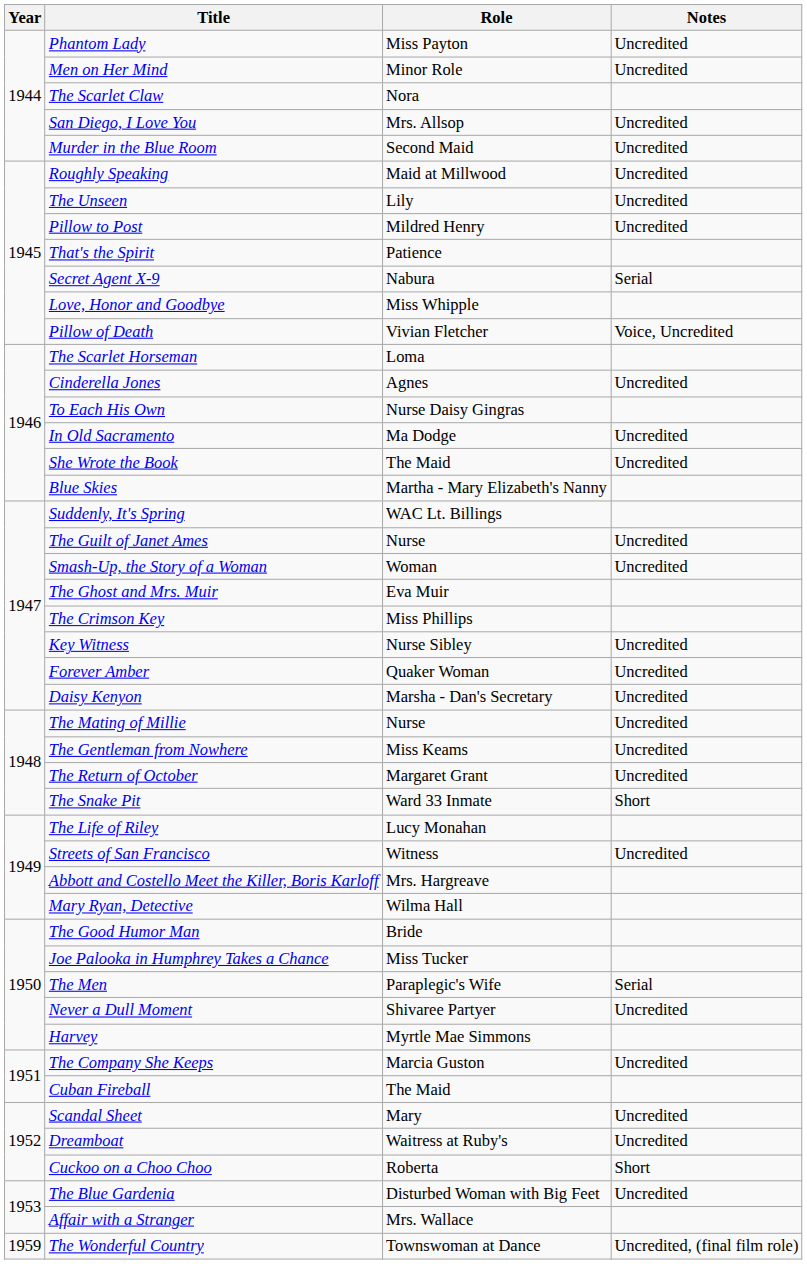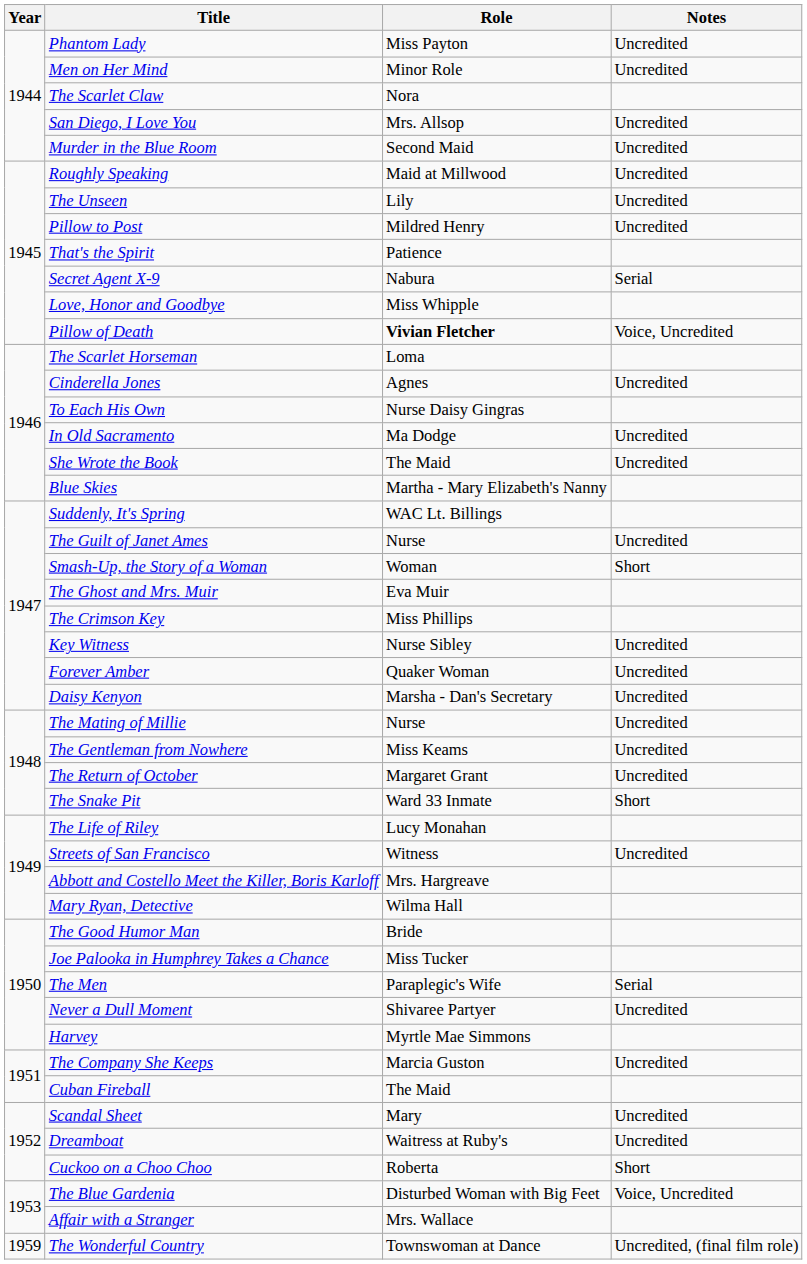(437, 331) normal -> (440, 331) bold
(651, 566) Uncredited -> (632, 566) Short
(651, 1193) Uncredited -> (674, 1193) Voice, Uncredited
